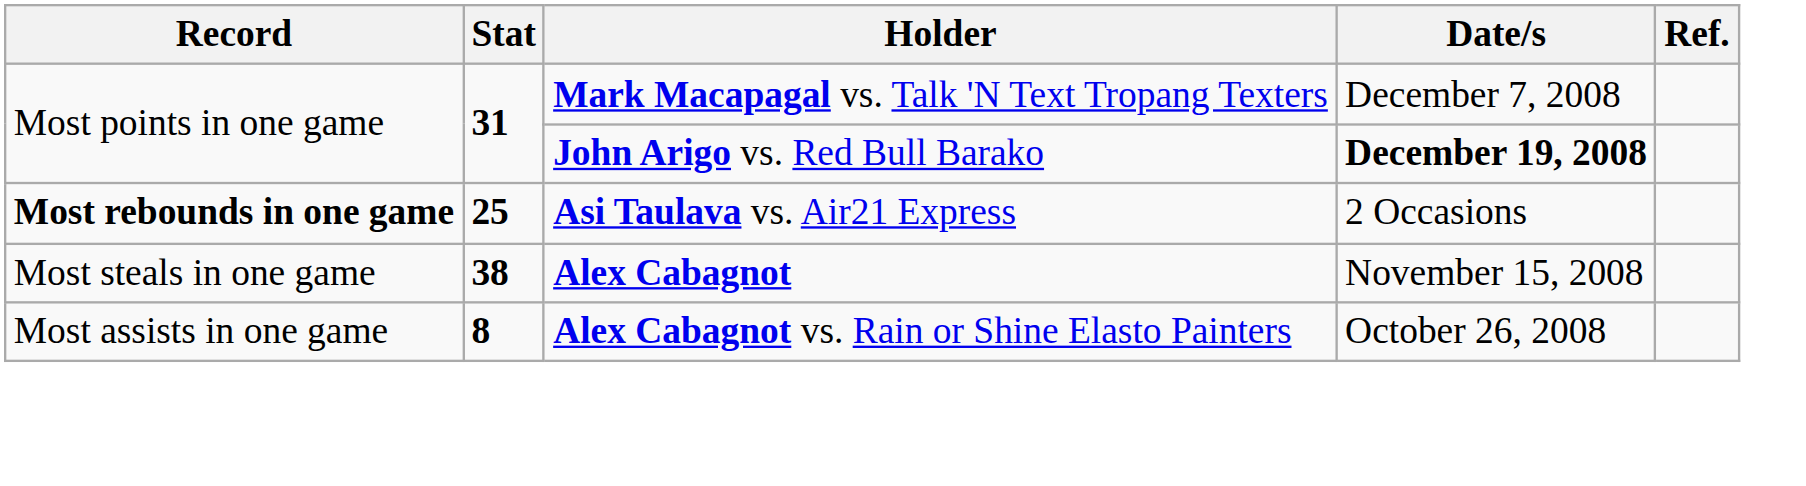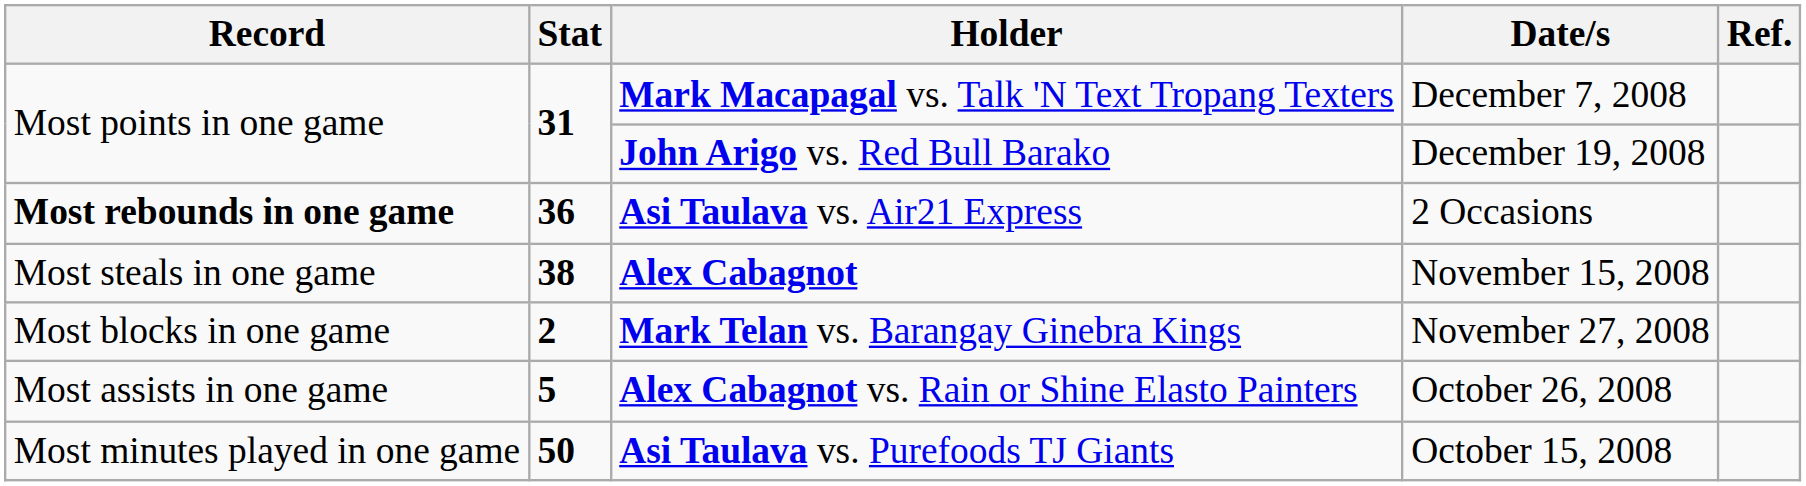(1496, 152) bold -> (1558, 152) normal
(490, 212) 25 -> (556, 212) 36
+ row: (930, 331)
(481, 331) 8 -> (547, 390) 5
+ row: (897, 449)
